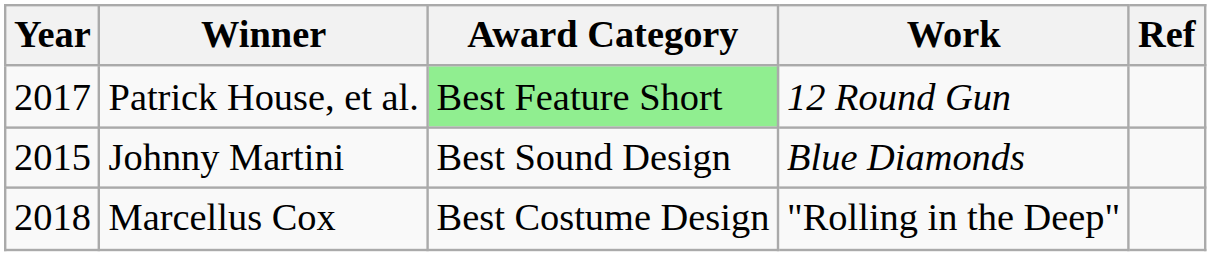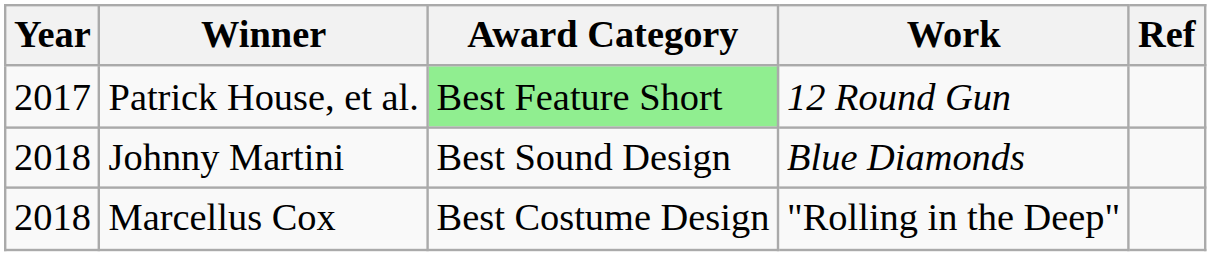(52, 156) 2015 -> (52, 156) 2018
